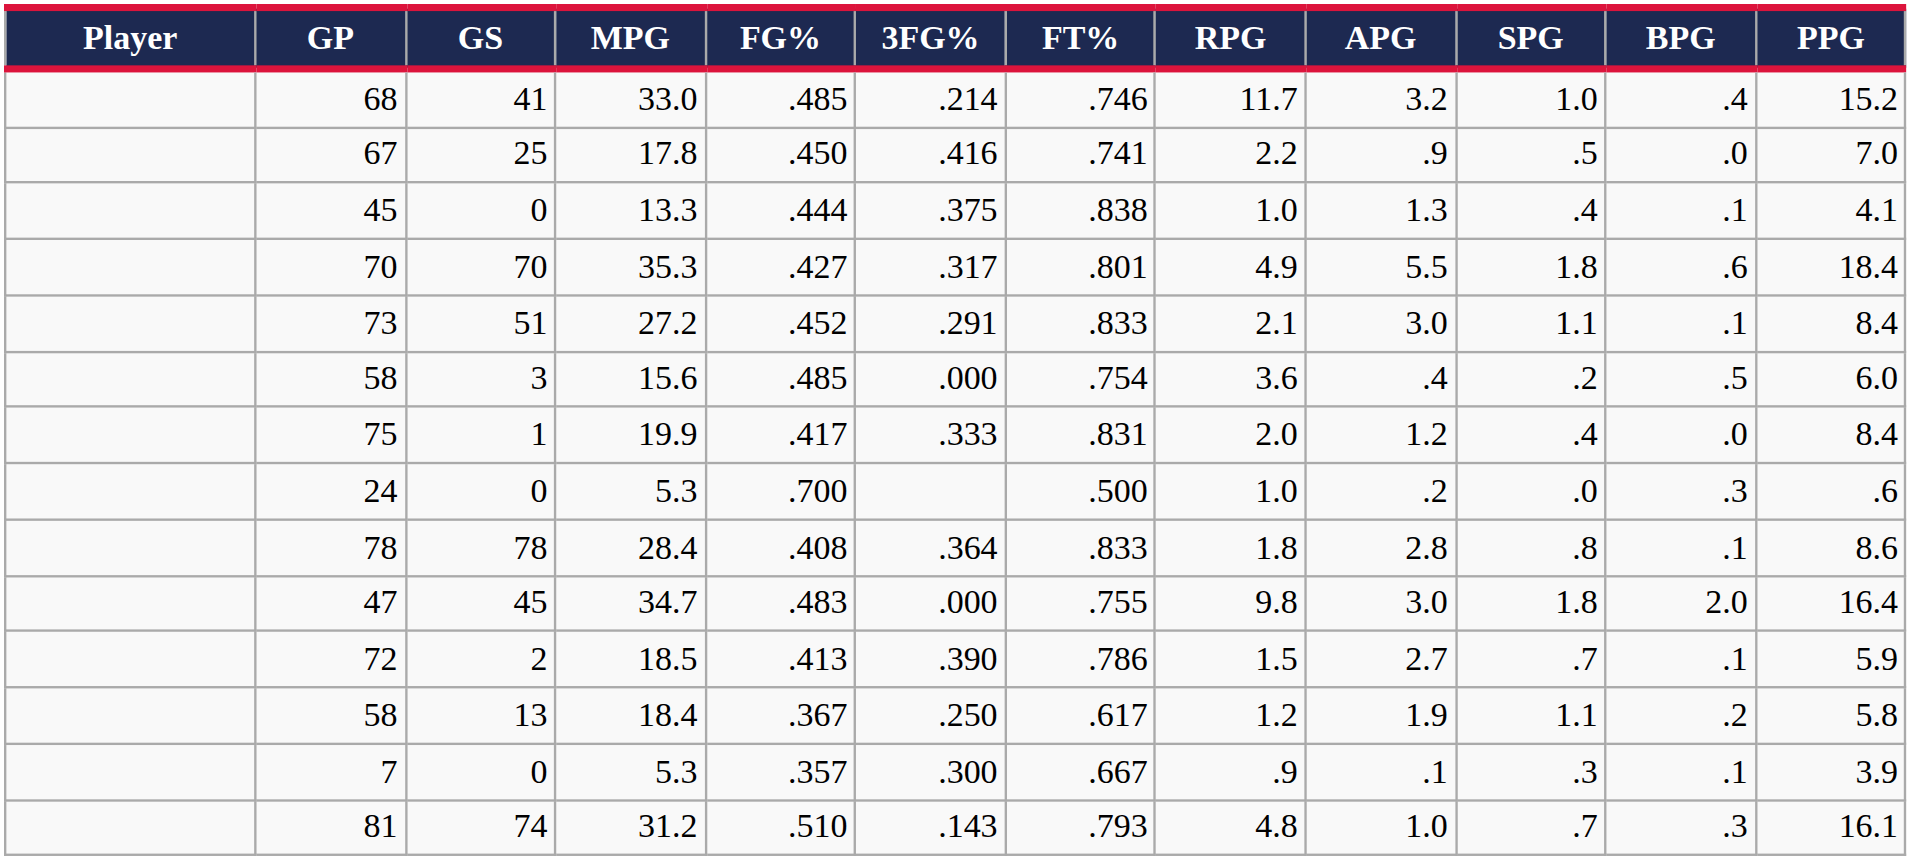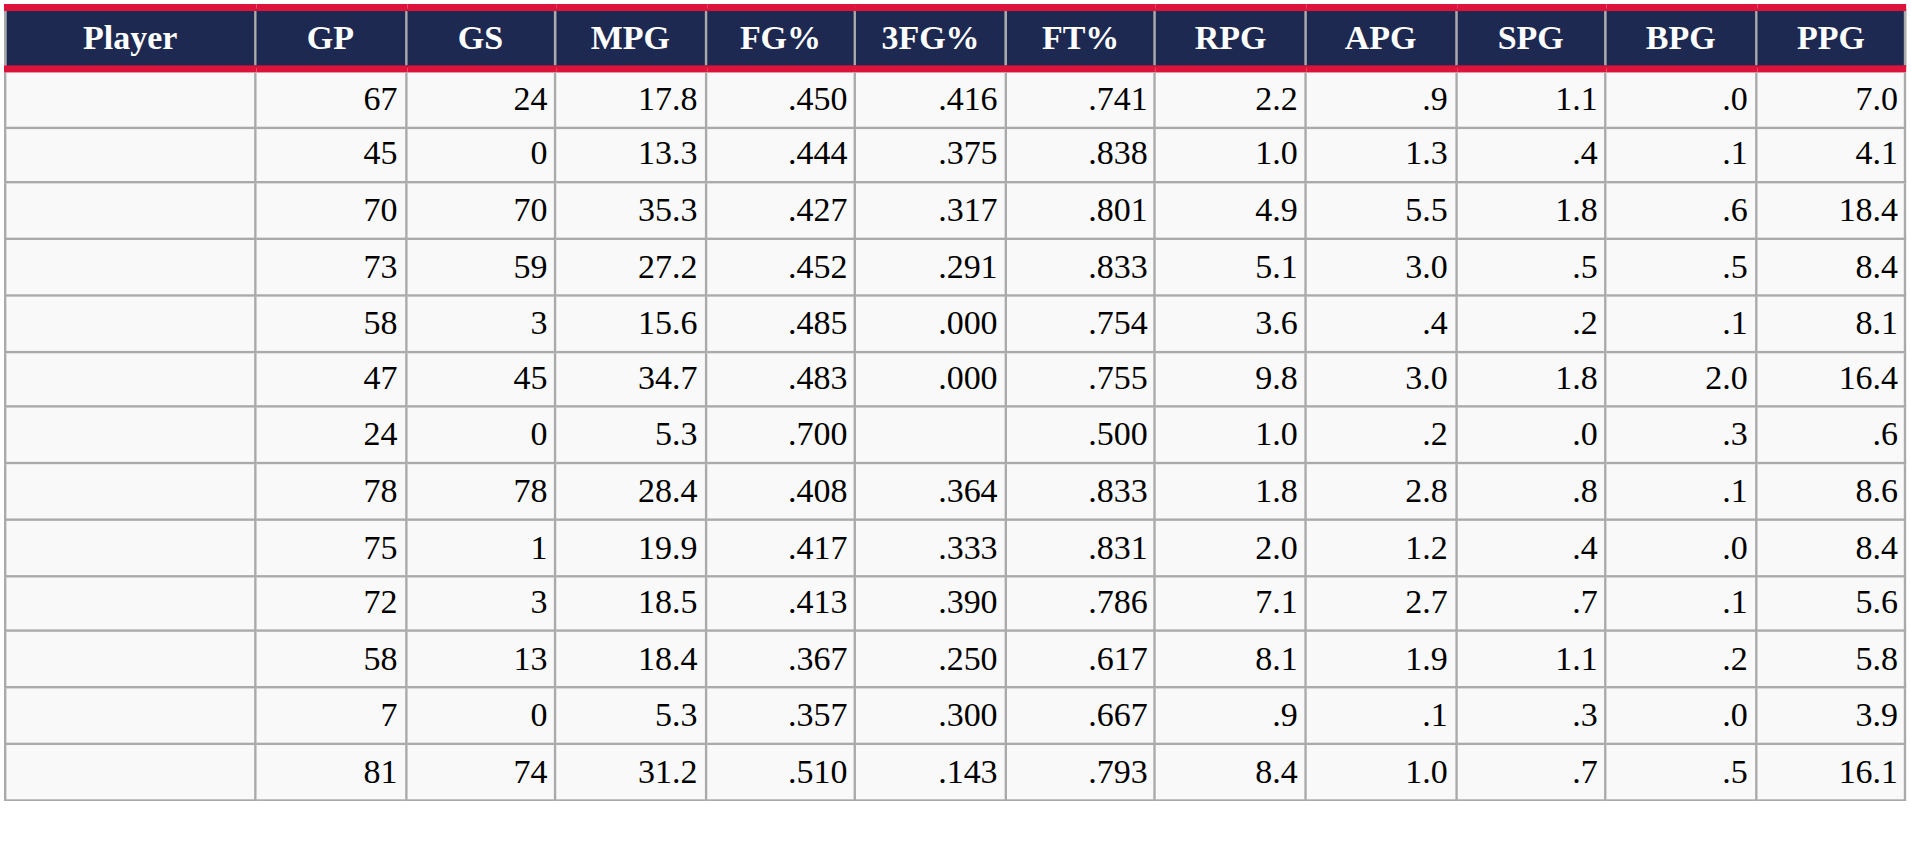- row: (380, 98)
(530, 154) 25 -> (530, 98) 24
(1585, 154) .5 -> (1577, 98) 1.1
(530, 322) 51 -> (530, 266) 59
(1276, 322) 2.1 -> (1276, 266) 5.1
(1577, 322) 1.1 -> (1585, 266) .5
(1735, 322) .1 -> (1735, 266) .5
(1735, 378) .5 -> (1735, 322) .1
(1877, 378) 6.0 -> (1877, 322) 8.1
rows swapped: (380, 434) <-> (380, 602)
(539, 658) 2 -> (539, 602) 3
(1276, 658) 1.5 -> (1276, 602) 7.1
(1877, 658) 5.9 -> (1877, 602) 5.6
(1276, 714) 1.2 -> (1276, 658) 8.1
(1735, 771) .1 -> (1735, 714) .0
(1276, 827) 4.8 -> (1276, 771) 8.4
(1735, 827) .3 -> (1735, 771) .5
